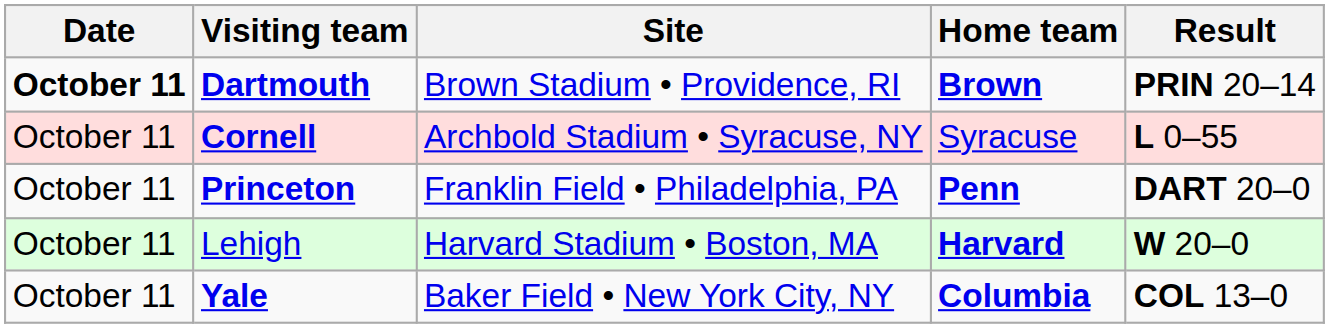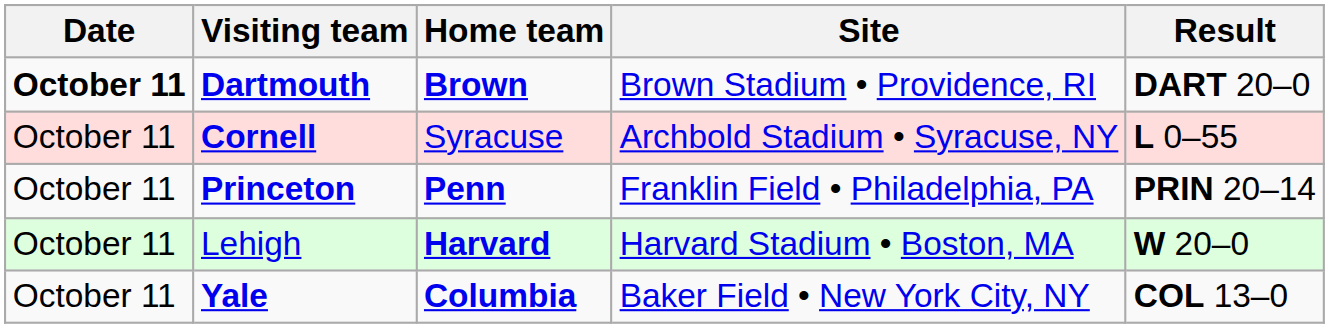columns swapped: (1028, 31) <-> (673, 31)
(1225, 84) PRIN 20–14 -> (1222, 84) DART 20–0
(1222, 190) DART 20–0 -> (1225, 190) PRIN 20–14
